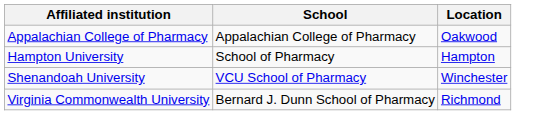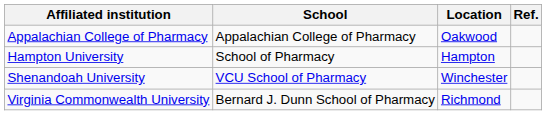+ column: (526, 15)
